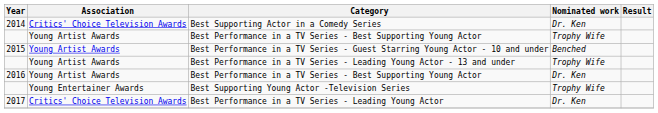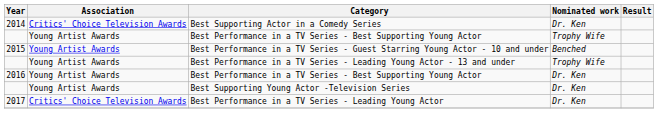(86, 88) Young Entertainer Awards -> (74, 88) Young Artist Awards
(578, 88) Trophy Wife -> (569, 88) Dr. Ken
